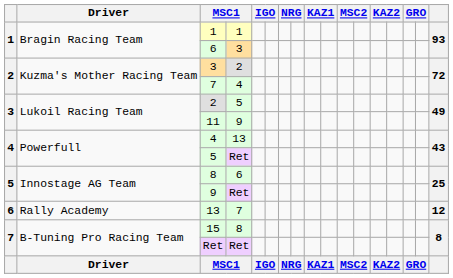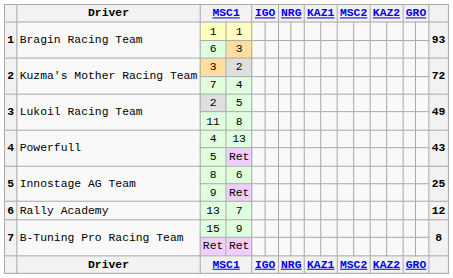(239, 121) 9 -> (239, 121) 8
(239, 229) 8 -> (239, 229) 9
